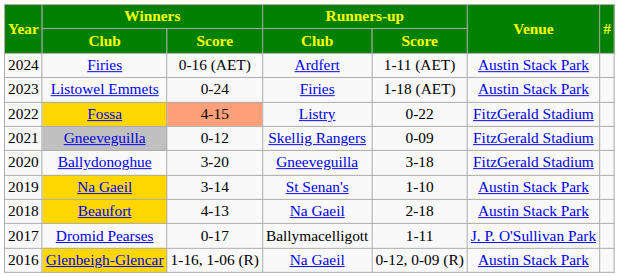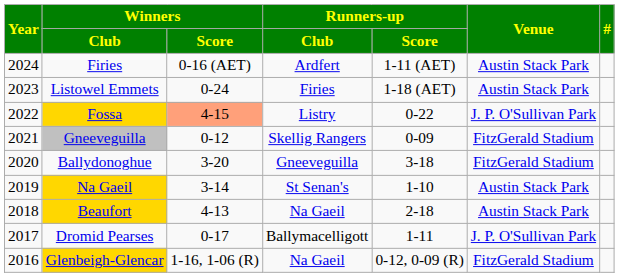(533, 114) FitzGerald Stadium -> (533, 114) J. P. O'Sullivan Park
(533, 260) Austin Stack Park -> (533, 260) FitzGerald Stadium
